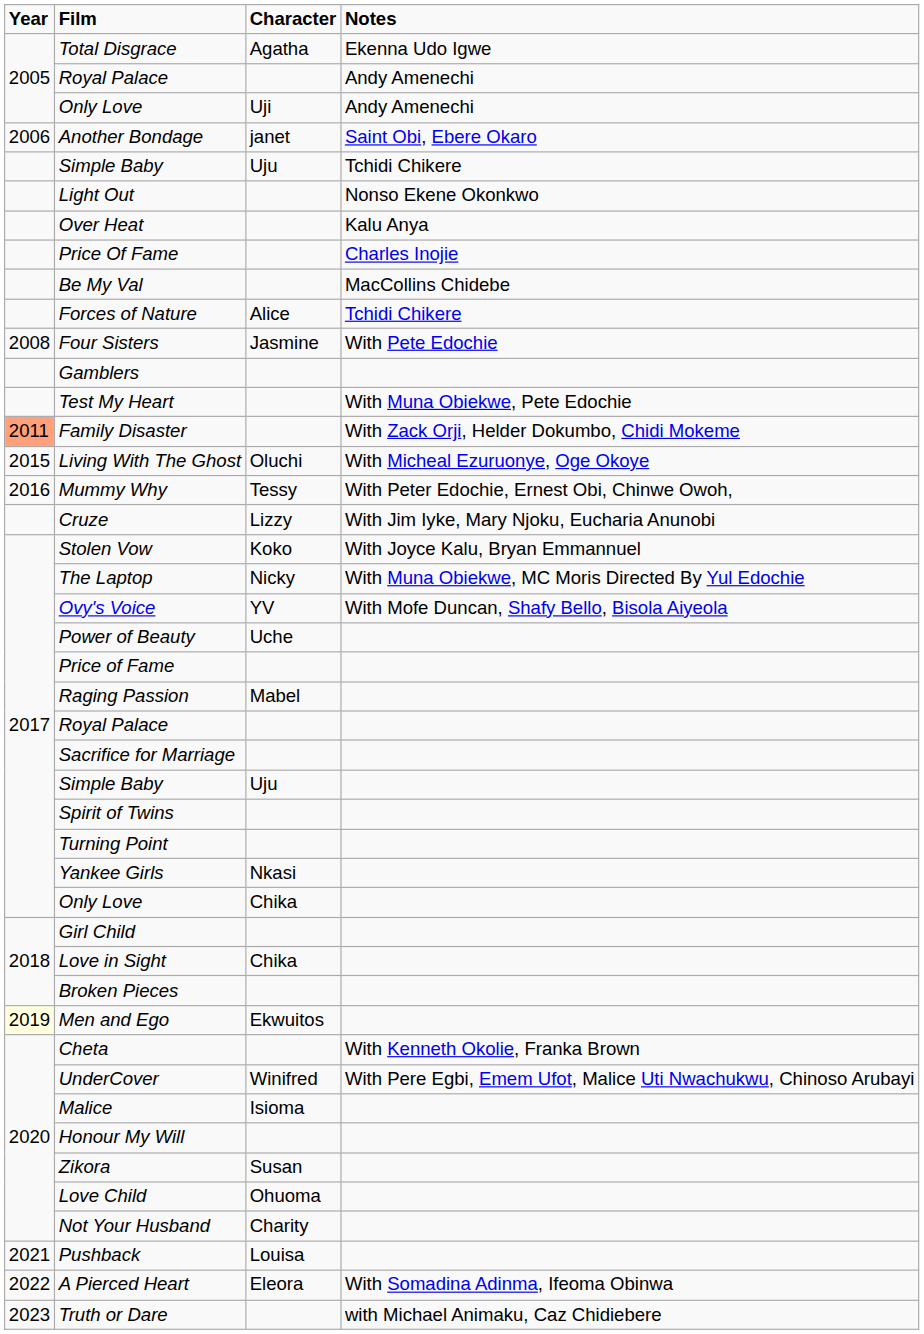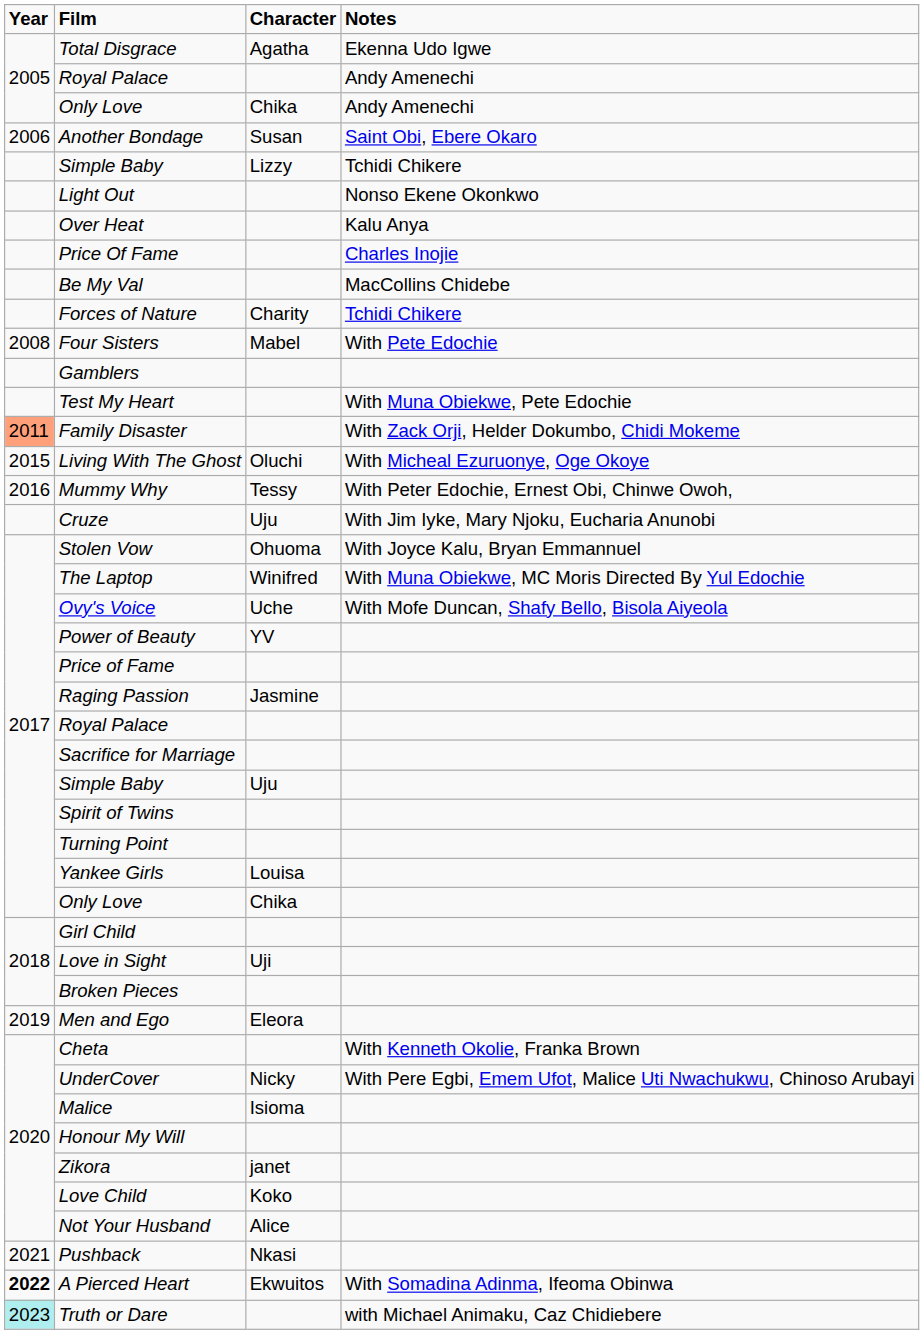(261, 107) Uji -> (273, 107) Chika
(270, 136) janet -> (276, 136) Susan
(264, 166) Uju -> (271, 166) Lizzy
(270, 313) Alice -> (279, 313) Charity
(284, 343) Jasmine -> (275, 343) Mabel
(271, 519) Lizzy -> (264, 519) Uju
(271, 549) Koko -> (285, 549) Ohuoma
(272, 578) Nicky -> (284, 578) Winifred
(262, 607) YV -> (271, 607) Uche
(271, 637) Uche -> (262, 637) YV
(275, 696) Mabel -> (284, 696) Jasmine
(273, 872) Nkasi -> (277, 872) Louisa
(273, 961) Chika -> (261, 961) Uji
(30, 1020) lightyellow background -> (30, 1020) no background
(287, 1020) Ekwuitos -> (277, 1020) Eleora
(284, 1078) Winifred -> (272, 1078) Nicky
(276, 1167) Susan -> (270, 1167) janet
(285, 1196) Ohuoma -> (271, 1196) Koko
(279, 1226) Charity -> (270, 1226) Alice
(277, 1255) Louisa -> (273, 1255) Nkasi
(30, 1284) normal -> (30, 1284) bold
(277, 1284) Eleora -> (287, 1284) Ekwuitos
(30, 1314) no background -> (30, 1314) paleturquoise background
